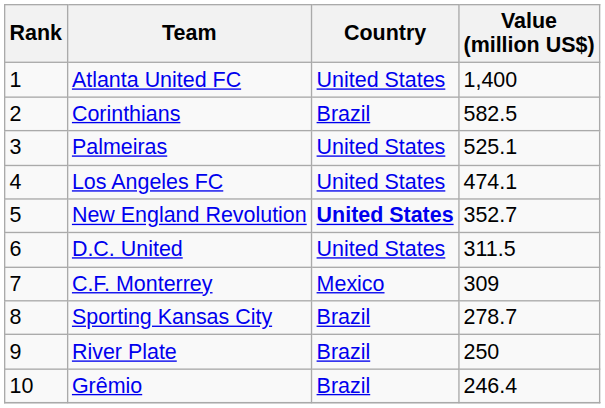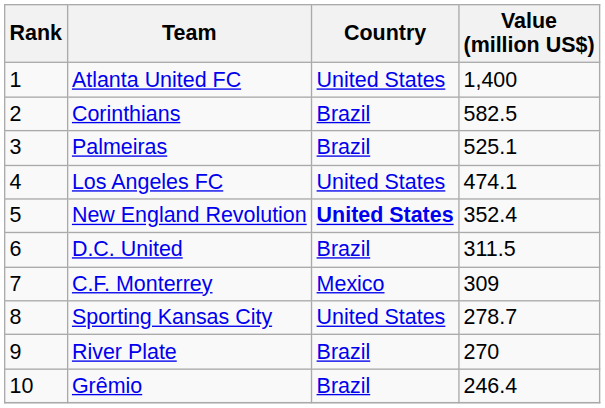(381, 147) United States -> (343, 147) Brazil
(490, 215) 352.7 -> (490, 215) 352.4
(381, 249) United States -> (343, 249) Brazil
(343, 317) Brazil -> (381, 317) United States
(481, 351) 250 -> (481, 351) 270
